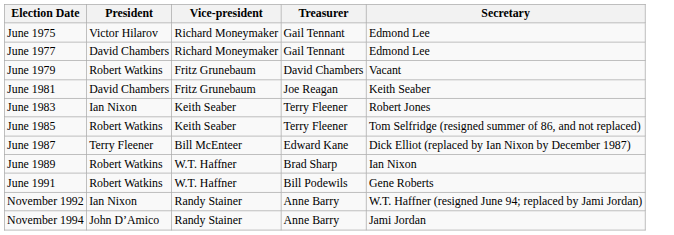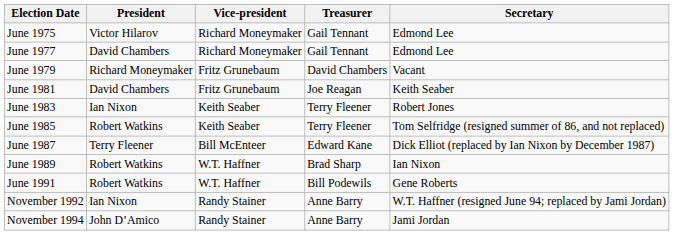(126, 70) Robert Watkins -> (141, 70) Richard Moneymaker
